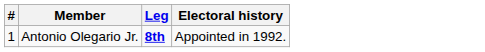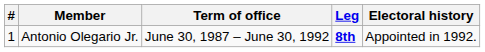+ column: (237, 15)
